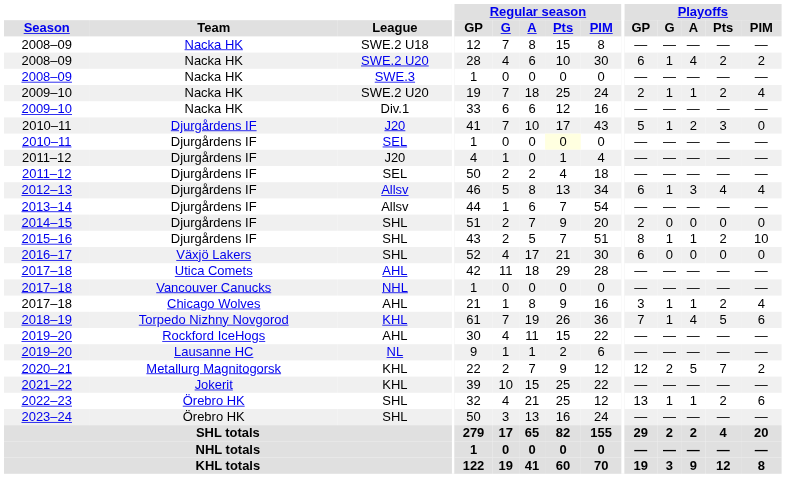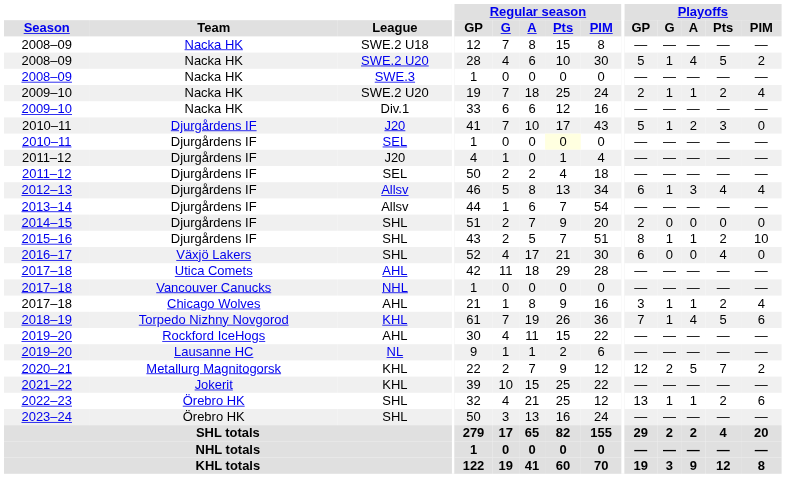(641, 60) 6 -> (641, 60) 5
(723, 60) 2 -> (723, 60) 5
(723, 255) 0 -> (723, 255) 4
